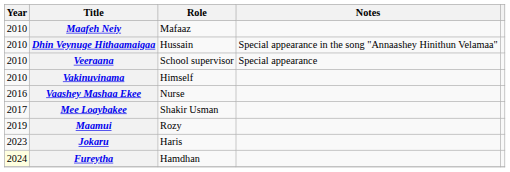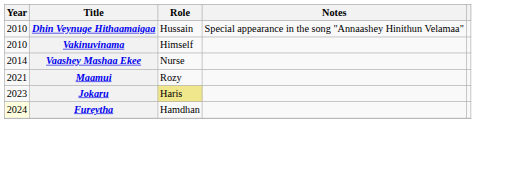- row: (94, 28)
- row: (94, 61)
(17, 93) 2016 -> (17, 61) 2014
- row: (94, 110)
(17, 126) 2019 -> (17, 77) 2021
(171, 142) no background -> (171, 93) khaki background
